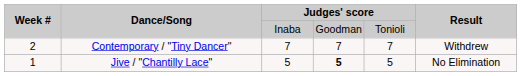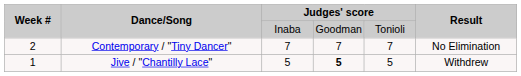(466, 46) Withdrew -> (466, 46) No Elimination
(466, 63) No Elimination -> (466, 63) Withdrew
